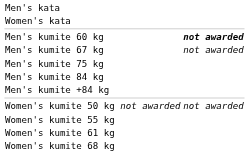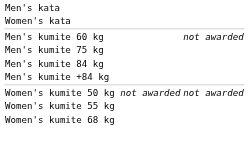(213, 37) bold -> (213, 37) normal
- row: (54, 50)
- row: (60, 133)
